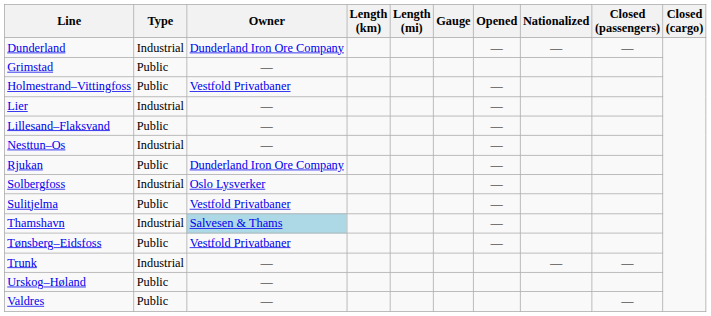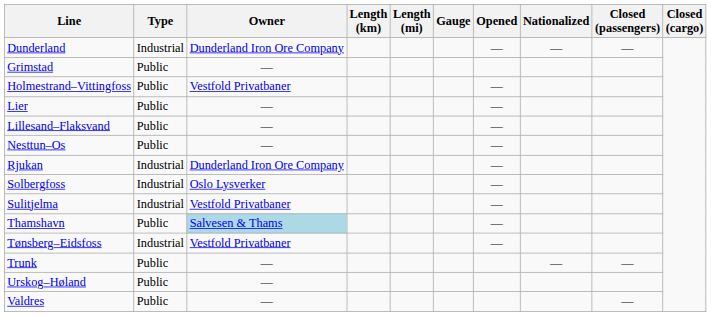(160, 106) Industrial -> (152, 106) Public
(160, 145) Industrial -> (152, 145) Public
(152, 164) Public -> (160, 164) Industrial
(152, 203) Public -> (160, 203) Industrial
(160, 223) Industrial -> (152, 223) Public
(152, 243) Public -> (160, 243) Industrial
(160, 262) Industrial -> (152, 262) Public
